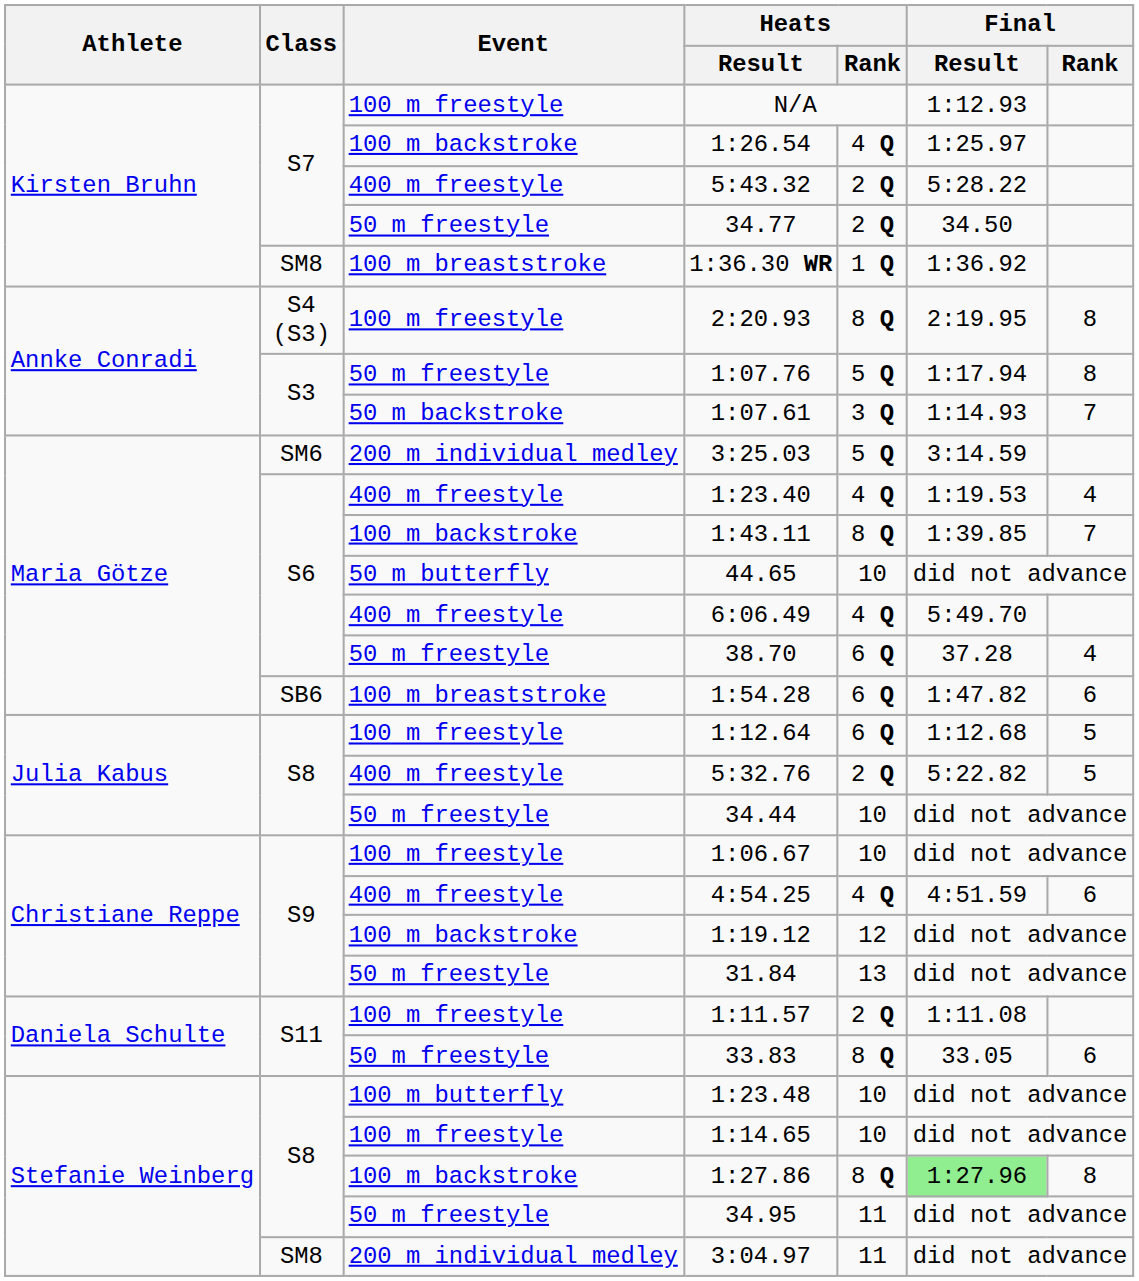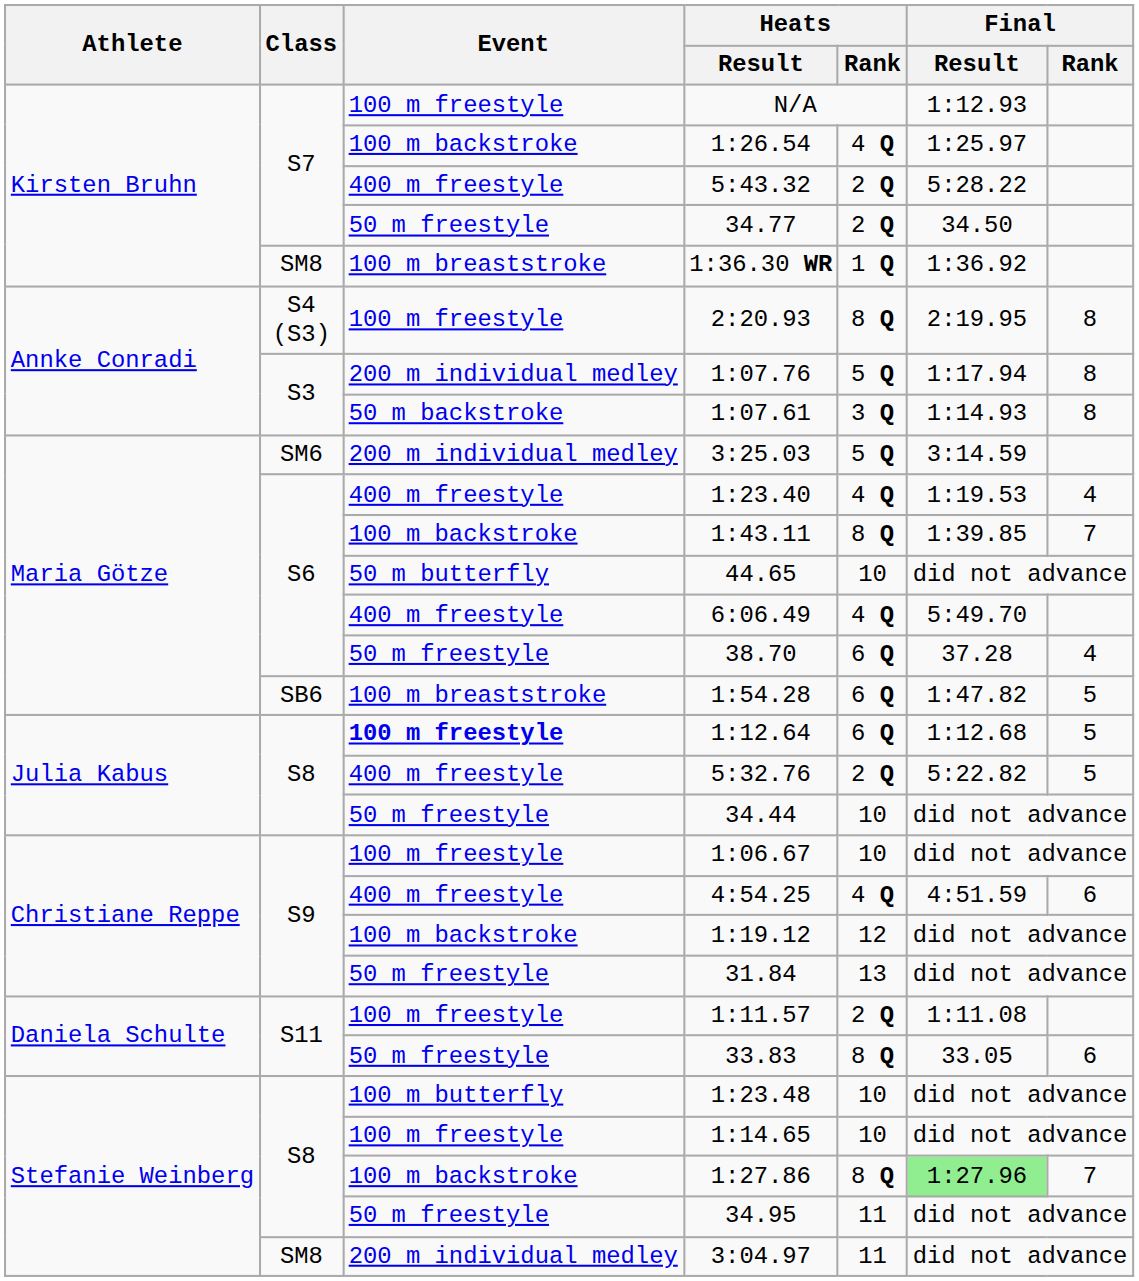(449, 374) 50 m freestyle -> (513, 374) 200 m individual medley
(1090, 414) 7 -> (1090, 414) 8
(1090, 695) 6 -> (1090, 695) 5
(456, 735) normal -> (456, 735) bold
(1090, 1176) 8 -> (1090, 1176) 7
